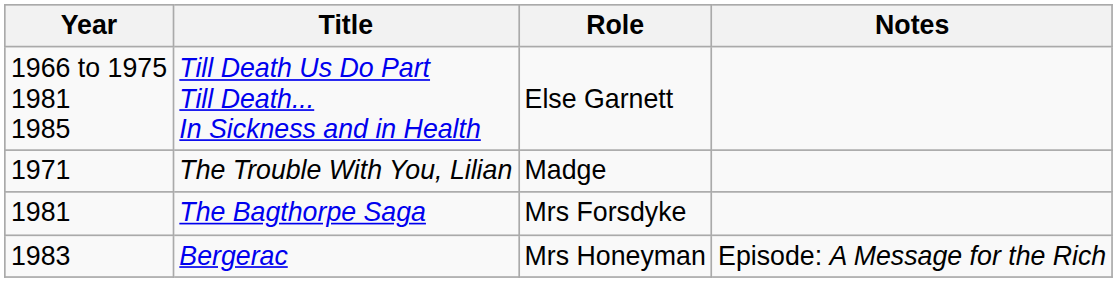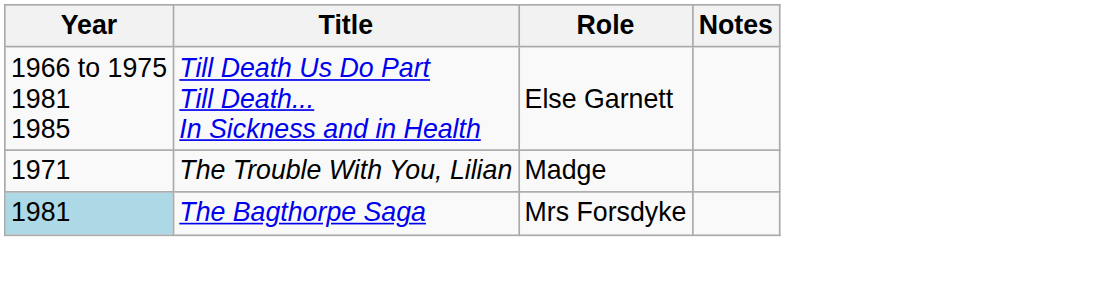(41, 212) no background -> (41, 212) lightblue background
- row: (234, 255)
